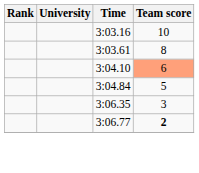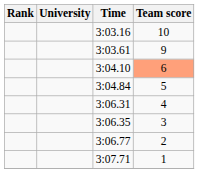(164, 50) 8 -> (164, 50) 9
+ row: (113, 104)
(164, 123) bold -> (164, 141) normal
+ row: (113, 159)
